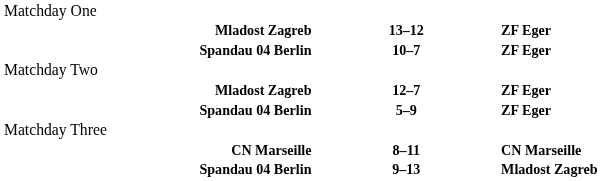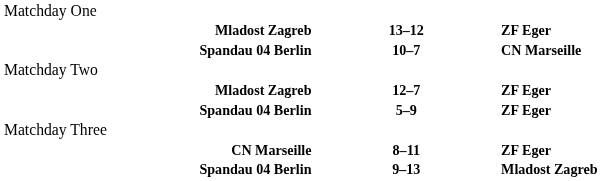(526, 50) ZF Eger -> (541, 50) CN Marseille
(541, 150) CN Marseille -> (526, 150) ZF Eger
